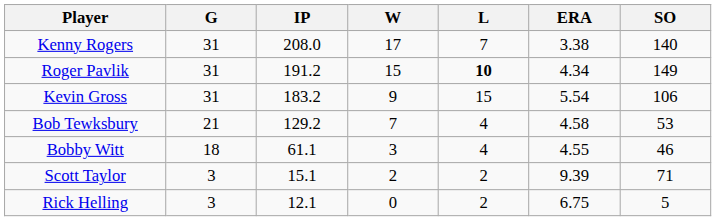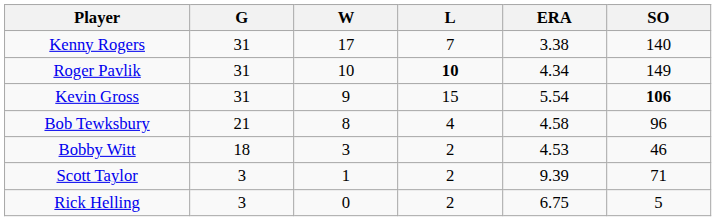- column: (302, 17)
(393, 70) 15 -> (346, 70) 10
(665, 96) normal -> (658, 96) bold
(393, 123) 7 -> (346, 123) 8
(665, 123) 53 -> (658, 123) 96
(484, 149) 4 -> (450, 149) 2
(574, 149) 4.55 -> (554, 149) 4.53
(393, 176) 2 -> (346, 176) 1
